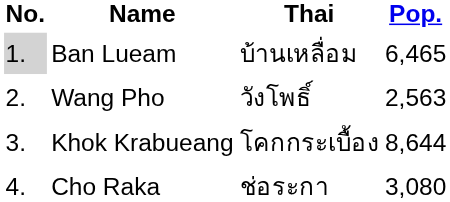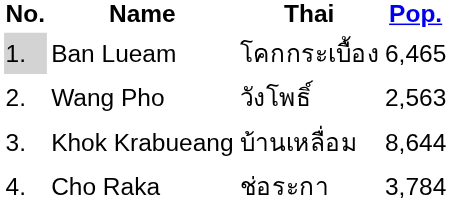(299, 53) บ้านเหลื่อม -> (309, 53) โคกกระเบื้อง
(309, 142) โคกกระเบื้อง -> (299, 142) บ้านเหลื่อม
(416, 186) 3,080 -> (416, 186) 3,784
